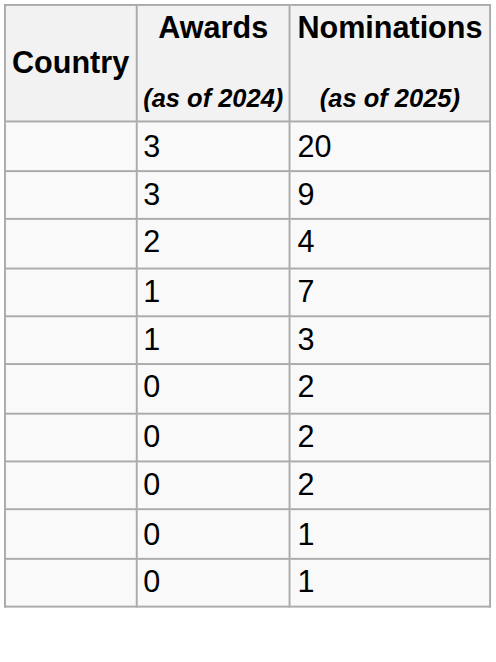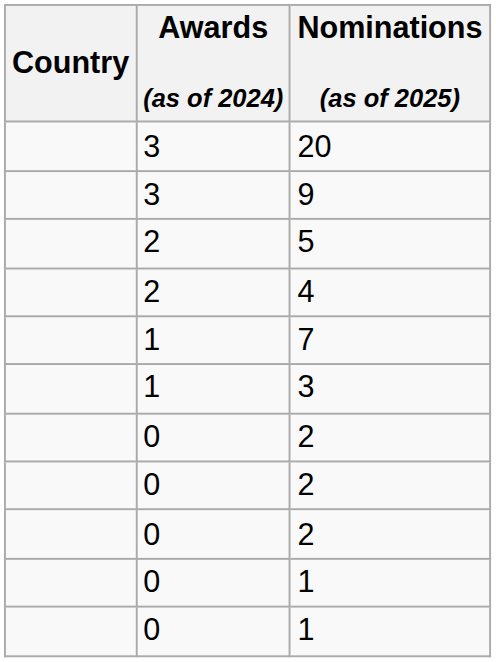+ row: (152, 242)
